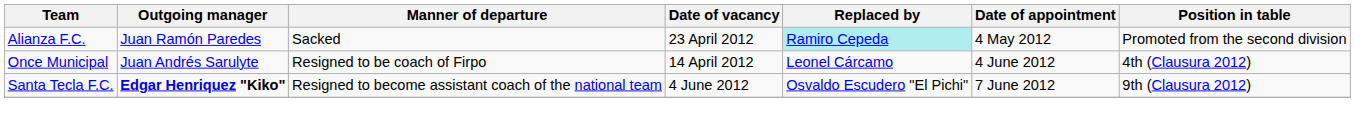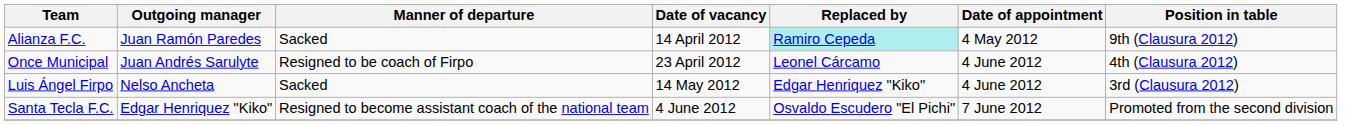(711, 39) 23 April 2012 -> (698, 39) 14 April 2012
(1234, 39) Promoted from the second division -> (1174, 39) 9th (Clausura 2012)
(711, 62) 14 April 2012 -> (698, 62) 23 April 2012
+ row: (60, 85)
(203, 85) bold -> (196, 108) normal
(1187, 85) 9th (Clausura 2012) -> (1221, 108) Promoted from the second division
